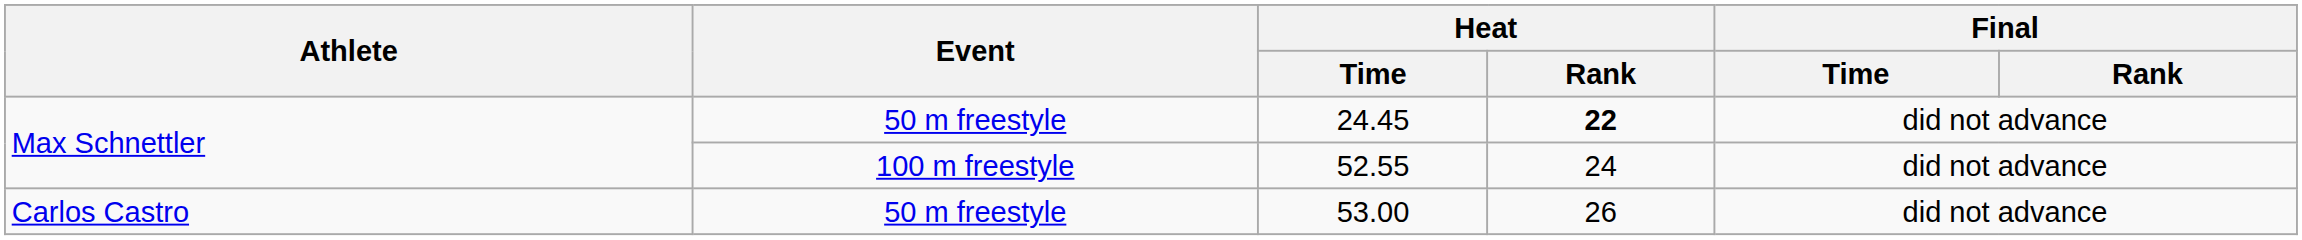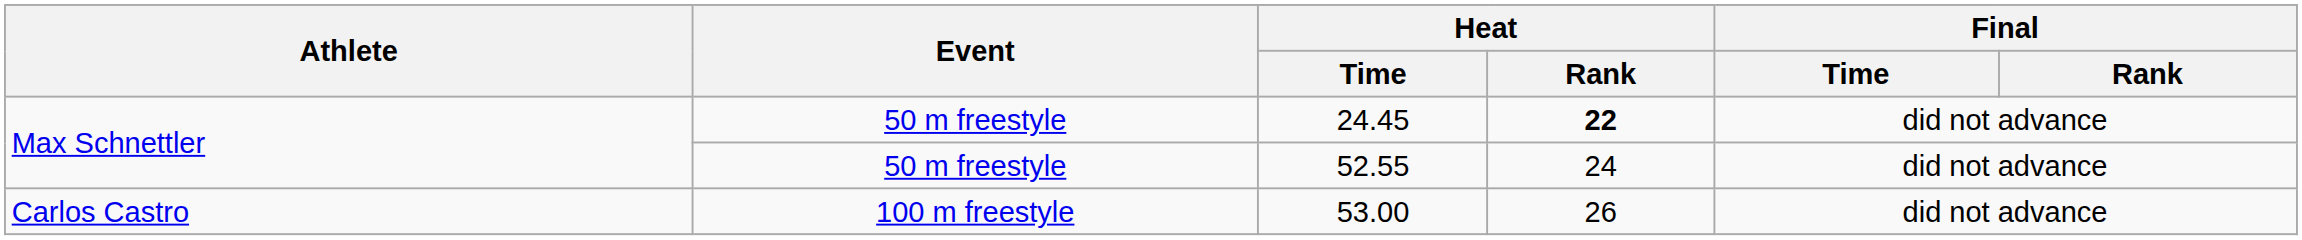(975, 166) 100 m freestyle -> (975, 166) 50 m freestyle
(975, 212) 50 m freestyle -> (975, 212) 100 m freestyle
